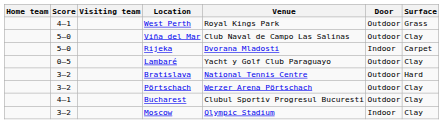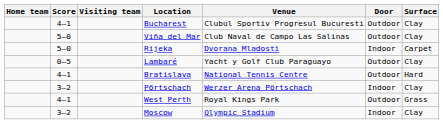rows swapped: (168, 23) <-> (165, 100)
(64, 74) 3–2 -> (64, 74) 4–1
(384, 87) Outdoor -> (382, 87) Indoor
